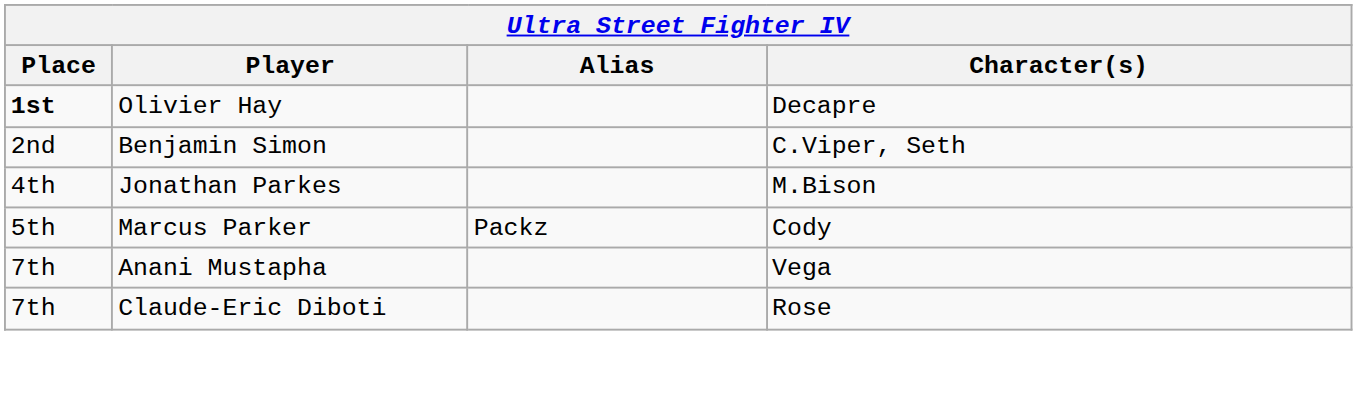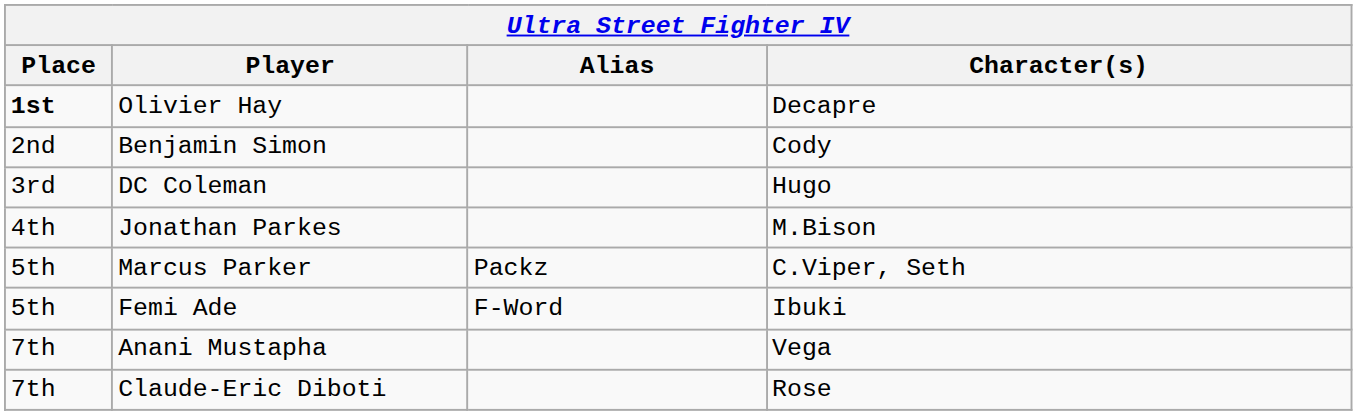(869, 147) C.Viper, Seth -> (802, 147) Cody
+ row: (193, 187)
(802, 228) Cody -> (869, 268) C.Viper, Seth
+ row: (178, 308)
